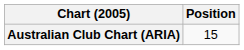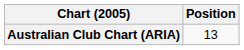(211, 34) 15 -> (211, 34) 13
